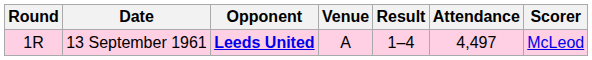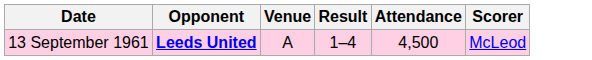- column: (34, 17)
(476, 42) 4,497 -> (418, 42) 4,500
